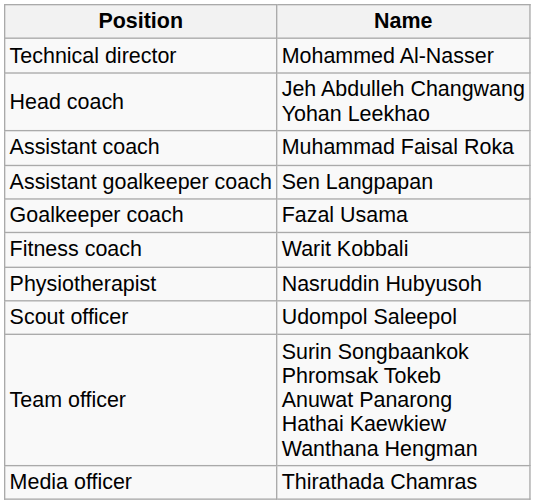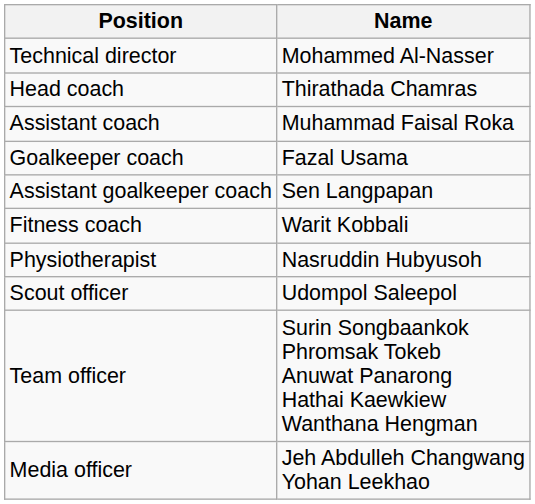(403, 101) Jeh Abdulleh Changwang Yohan Leekhao -> (379, 89) Thirathada Chamras
rows swapped: (97, 215) <-> (141, 181)
(379, 482) Thirathada Chamras -> (403, 470) Jeh Abdulleh Changwang Yohan Leekhao
